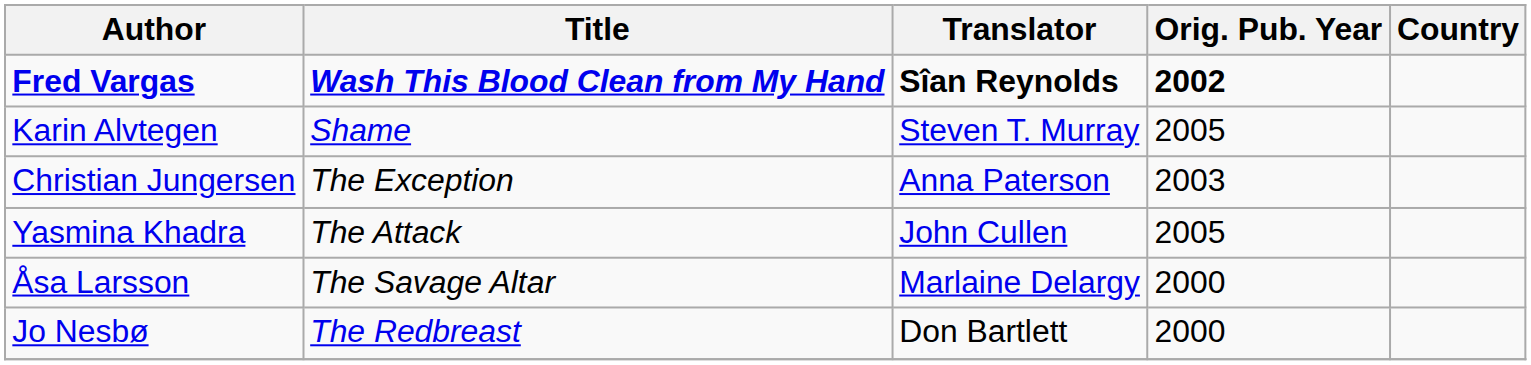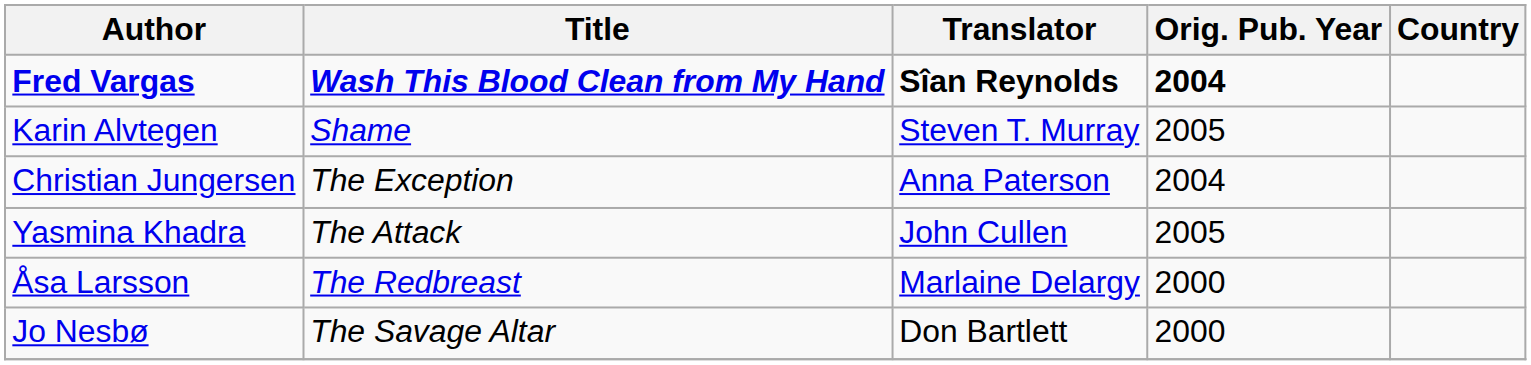(1190, 80) 2002 -> (1190, 80) 2004
(1190, 181) 2003 -> (1190, 181) 2004
(433, 282) The Savage Altar -> (415, 282) The Redbreast
(415, 332) The Redbreast -> (433, 332) The Savage Altar
